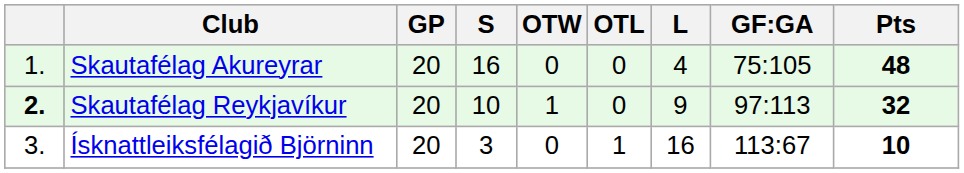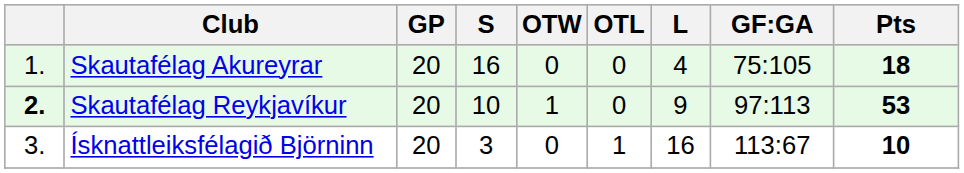(896, 65) 48 -> (896, 65) 18
(896, 106) 32 -> (896, 106) 53
